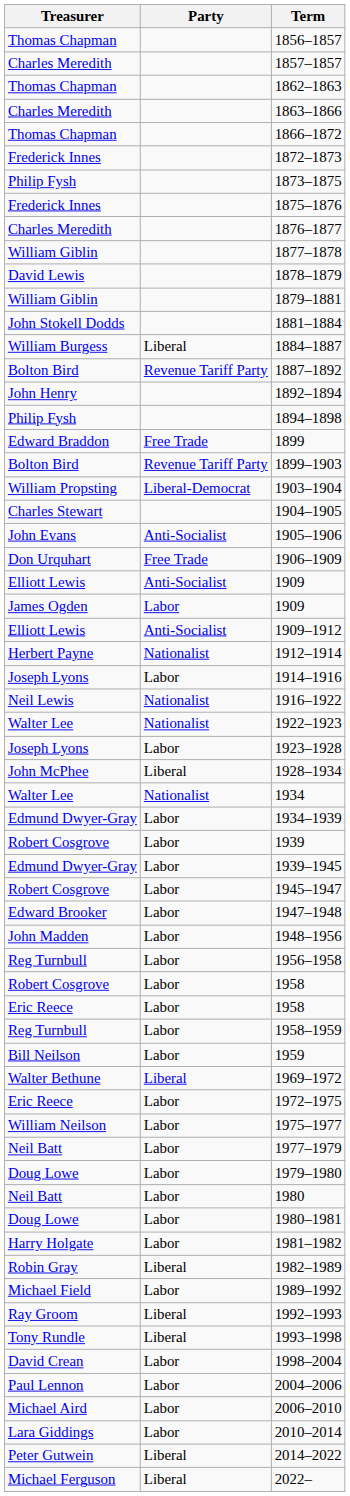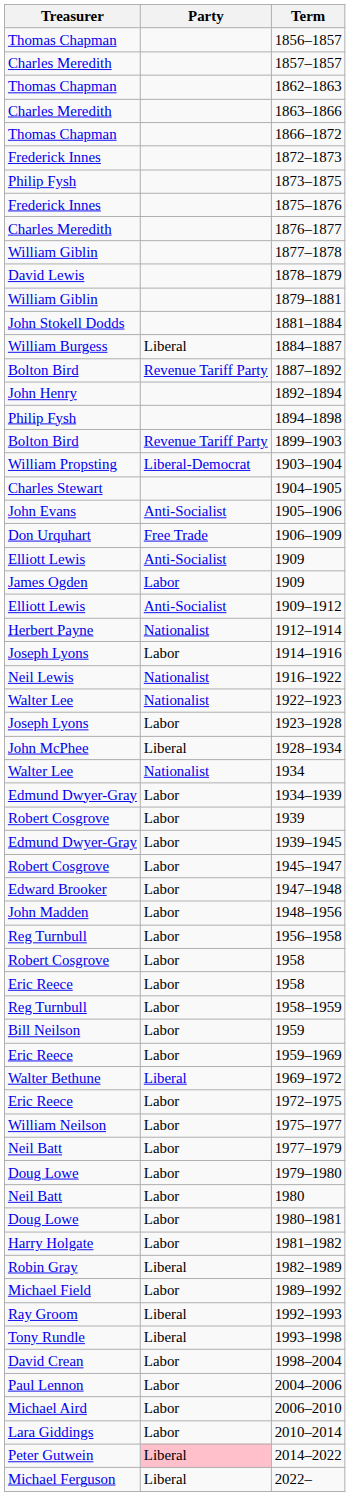- row: (59, 441)
+ row: (40, 1054)
(165, 1455) no background -> (165, 1455) pink background
